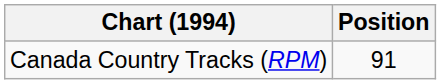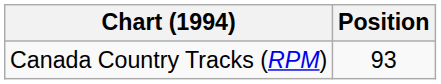(384, 59) 91 -> (384, 59) 93
